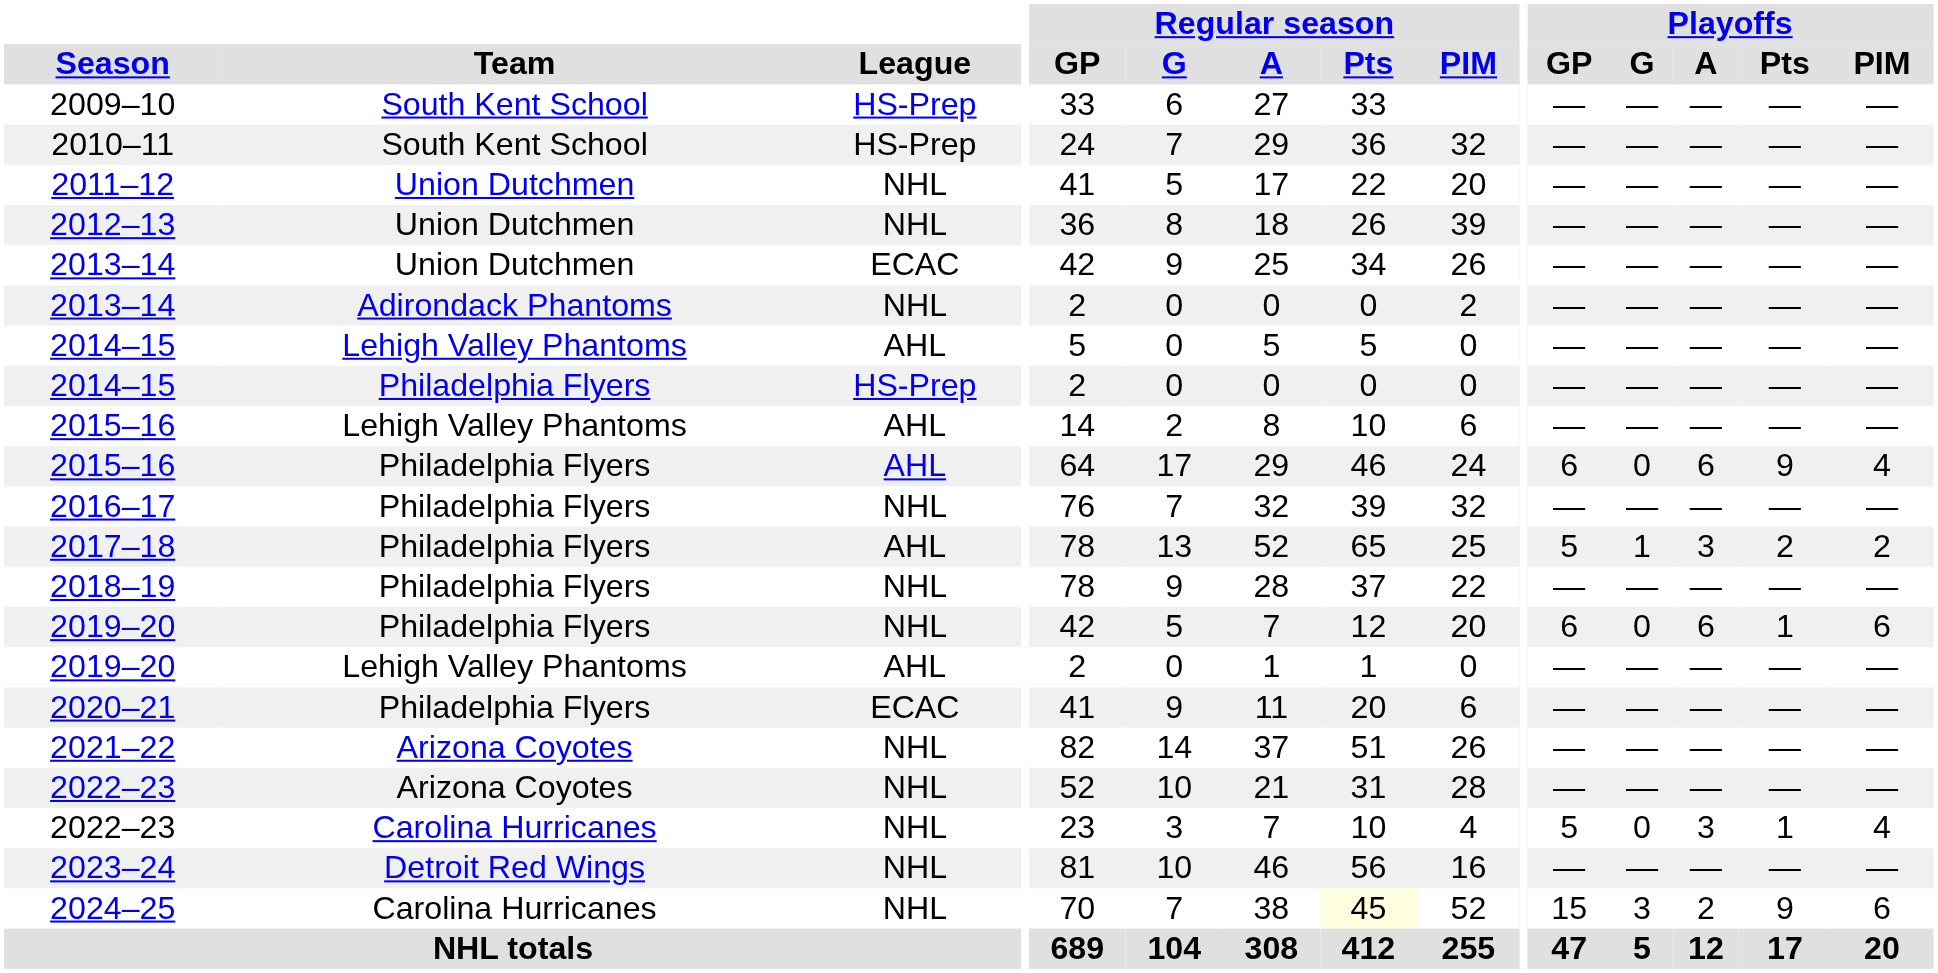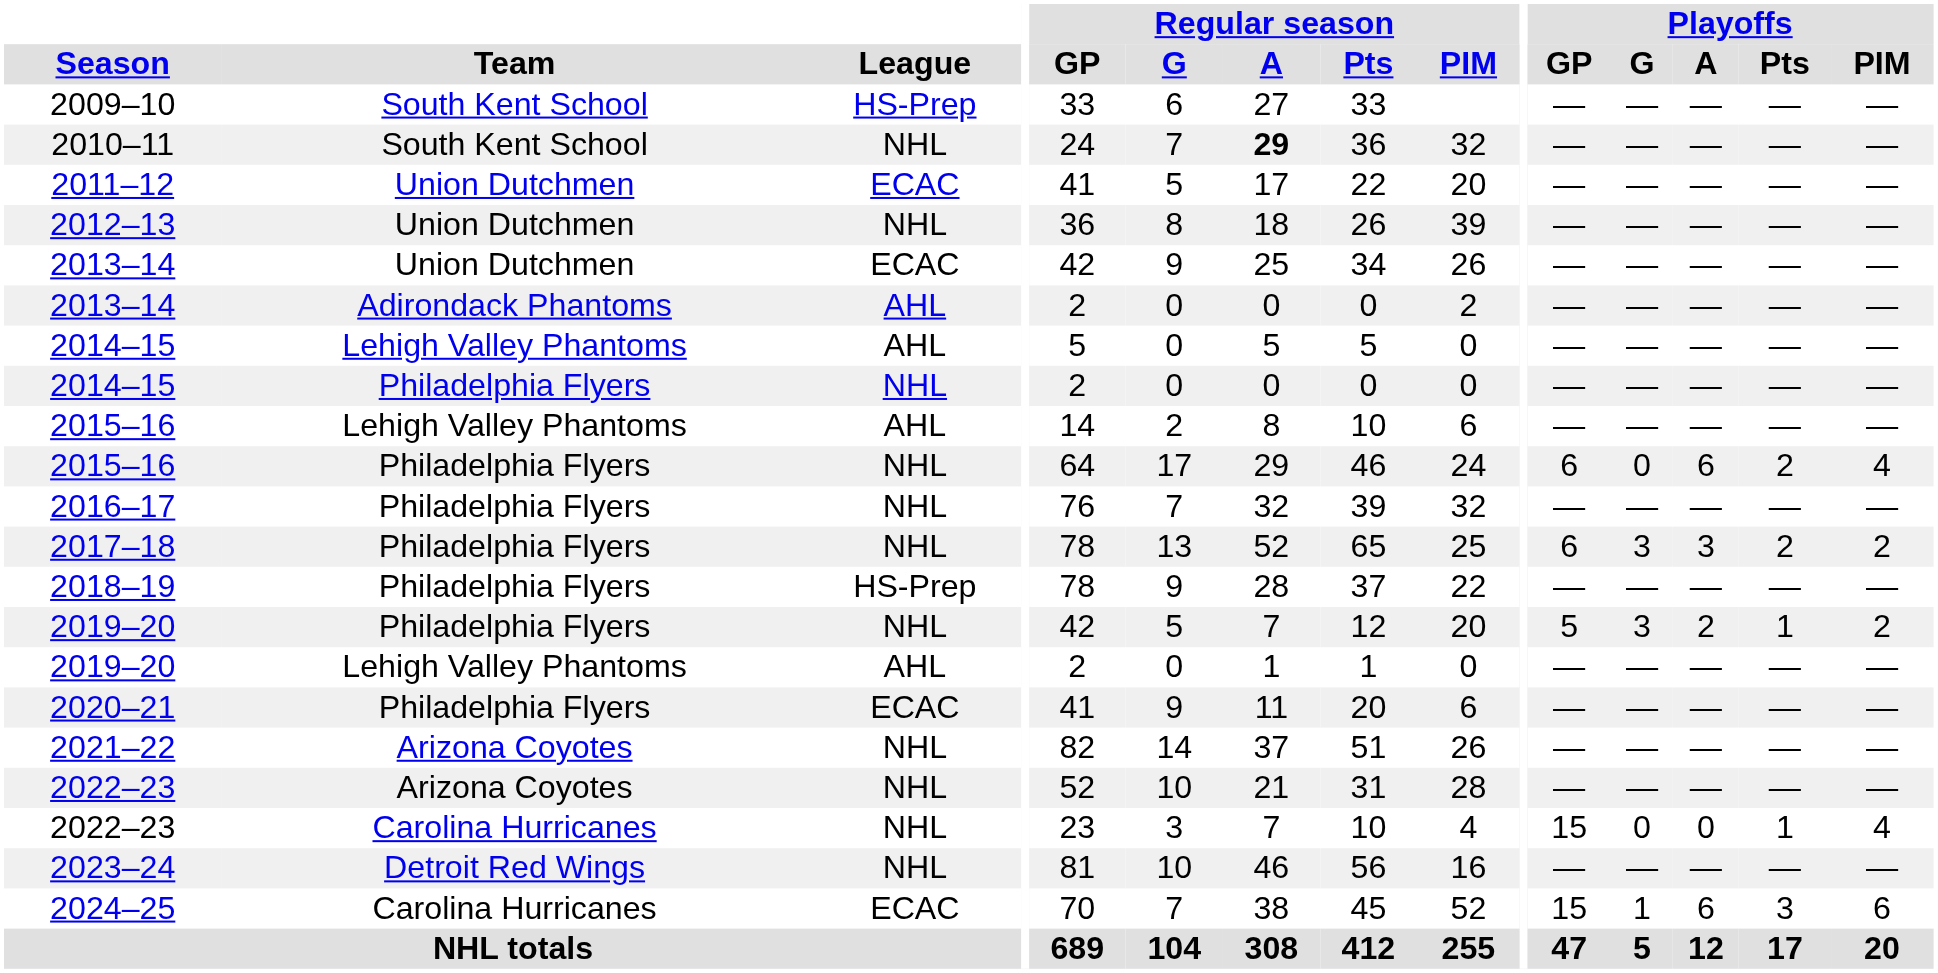(915, 144) HS-Prep -> (915, 144) NHL
(1271, 144) normal -> (1271, 144) bold
(915, 184) NHL -> (915, 184) ECAC
(915, 304) NHL -> (915, 304) AHL
(915, 385) HS-Prep -> (915, 385) NHL
(915, 465) AHL -> (915, 465) NHL
(1785, 465) 9 -> (1785, 465) 2
(915, 546) AHL -> (915, 546) NHL
(1569, 546) 5 -> (1569, 546) 6
(1642, 546) 1 -> (1642, 546) 3
(915, 586) NHL -> (915, 586) HS-Prep
(1569, 626) 6 -> (1569, 626) 5
(1642, 626) 0 -> (1642, 626) 3
(1706, 626) 6 -> (1706, 626) 2
(1882, 626) 6 -> (1882, 626) 2
(1569, 827) 5 -> (1569, 827) 15
(1706, 827) 3 -> (1706, 827) 0
(915, 907) NHL -> (915, 907) ECAC
(1368, 907) lightyellow background -> (1368, 907) no background
(1642, 907) 3 -> (1642, 907) 1
(1706, 907) 2 -> (1706, 907) 6
(1785, 907) 9 -> (1785, 907) 3
